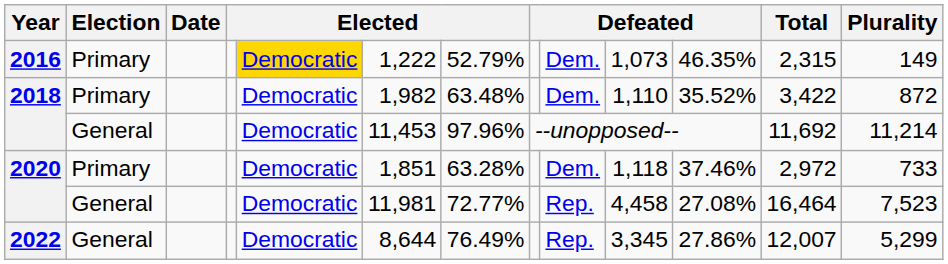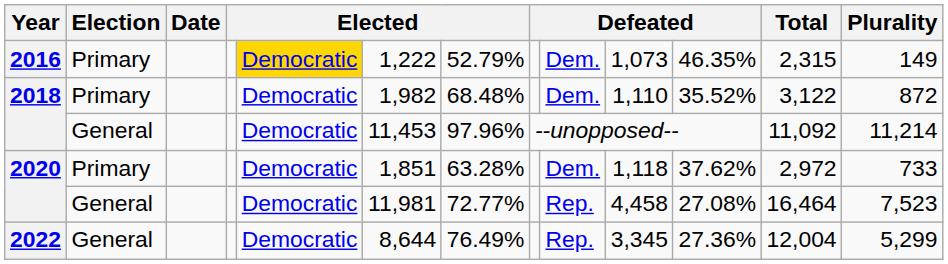(486, 95) 63.48% -> (486, 95) 68.48%
(808, 95) 3,422 -> (808, 95) 3,122
(802, 131) 11,692 -> (802, 131) 11,092
(717, 167) 37.46% -> (717, 167) 37.62%
(717, 240) 27.86% -> (717, 240) 27.36%
(802, 240) 12,007 -> (802, 240) 12,004
